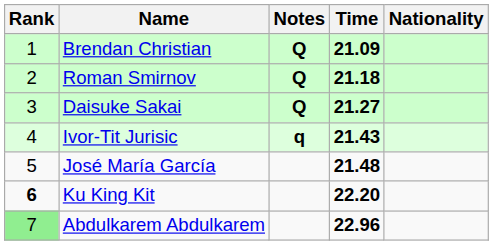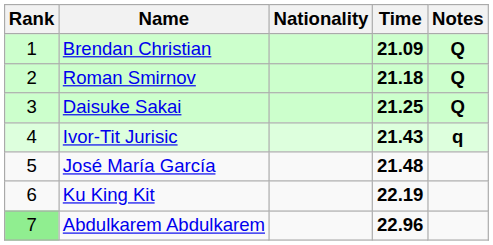columns swapped: (436, 19) <-> (299, 19)
(357, 107) 21.27 -> (400, 107) 21.25
(32, 195) bold -> (32, 195) normal
(357, 195) 22.20 -> (400, 195) 22.19
